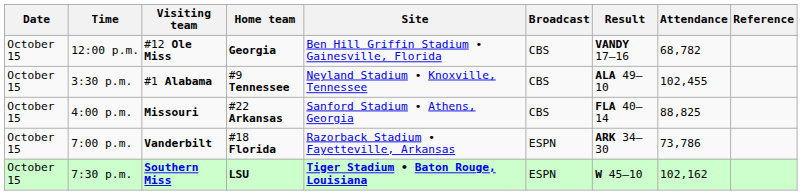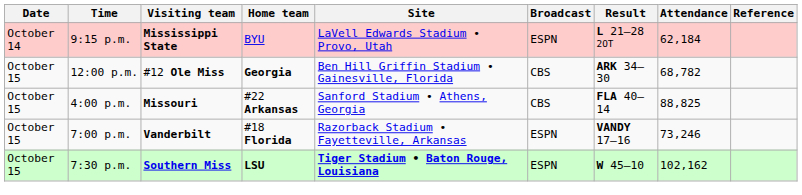+ row: (101, 40)
(612, 51) VANDY 17–16 -> (620, 73) ARK 34–30
- row: (102, 82)
(619, 144) ARK 34–30 -> (614, 135) VANDY 17–16
(680, 144) 73,786 -> (680, 135) 73,246
